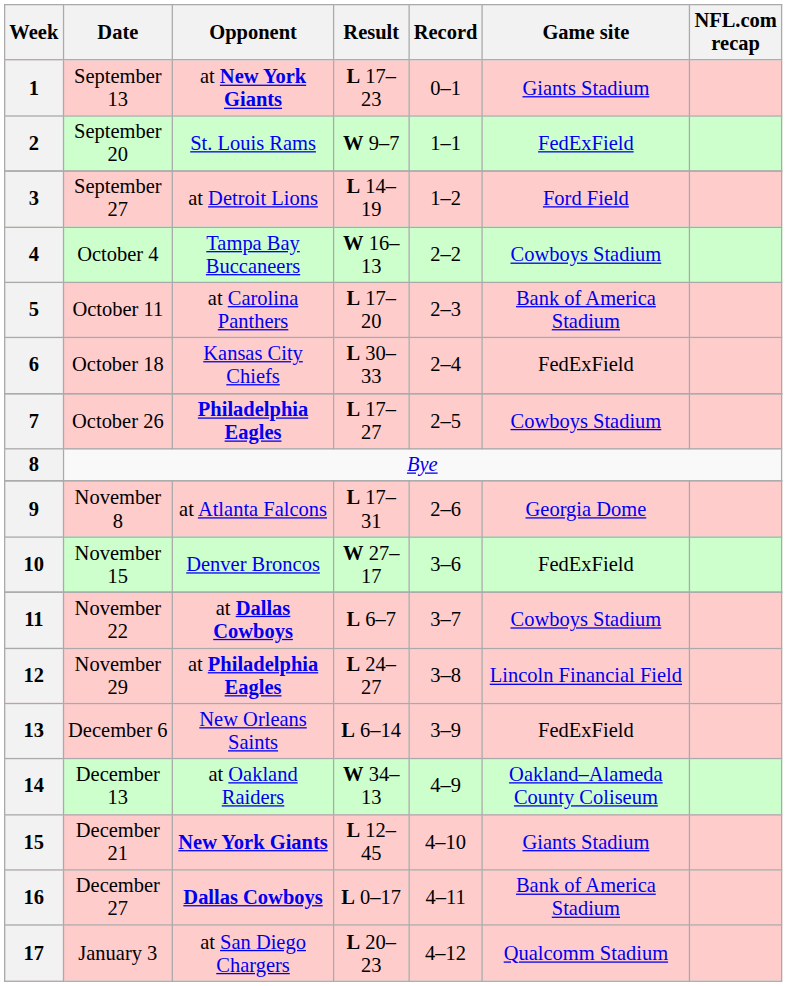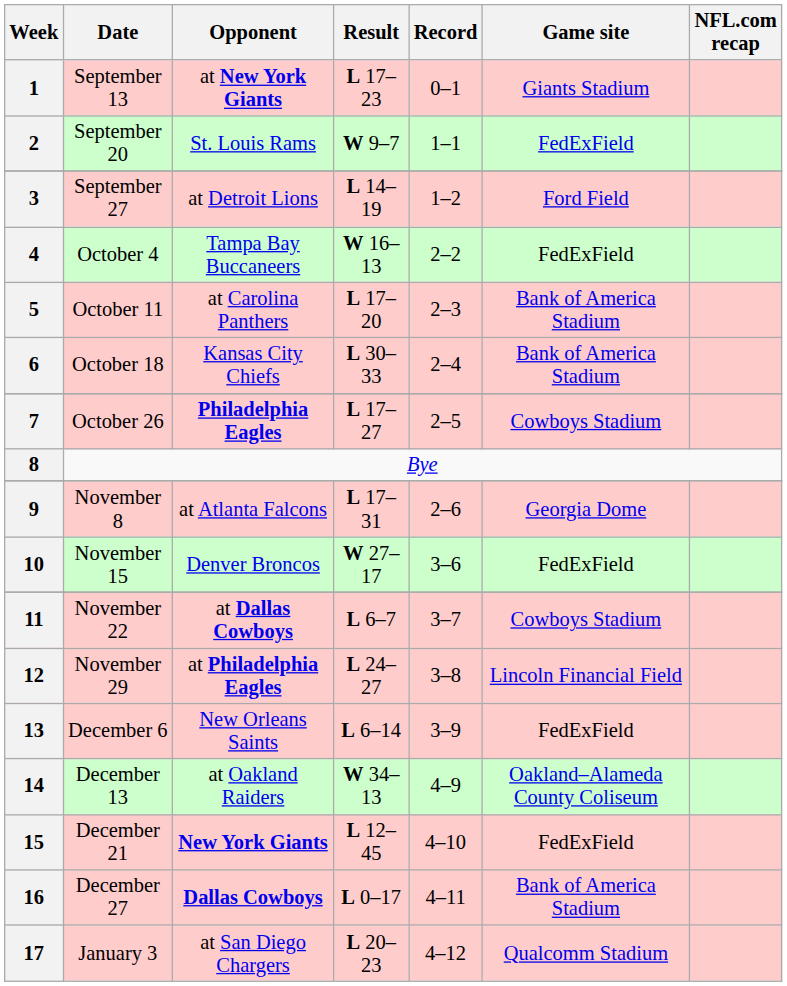(586, 254) Cowboys Stadium -> (586, 254) FedExField
(586, 365) FedExField -> (586, 365) Bank of America Stadium
(586, 842) Giants Stadium -> (586, 842) FedExField
